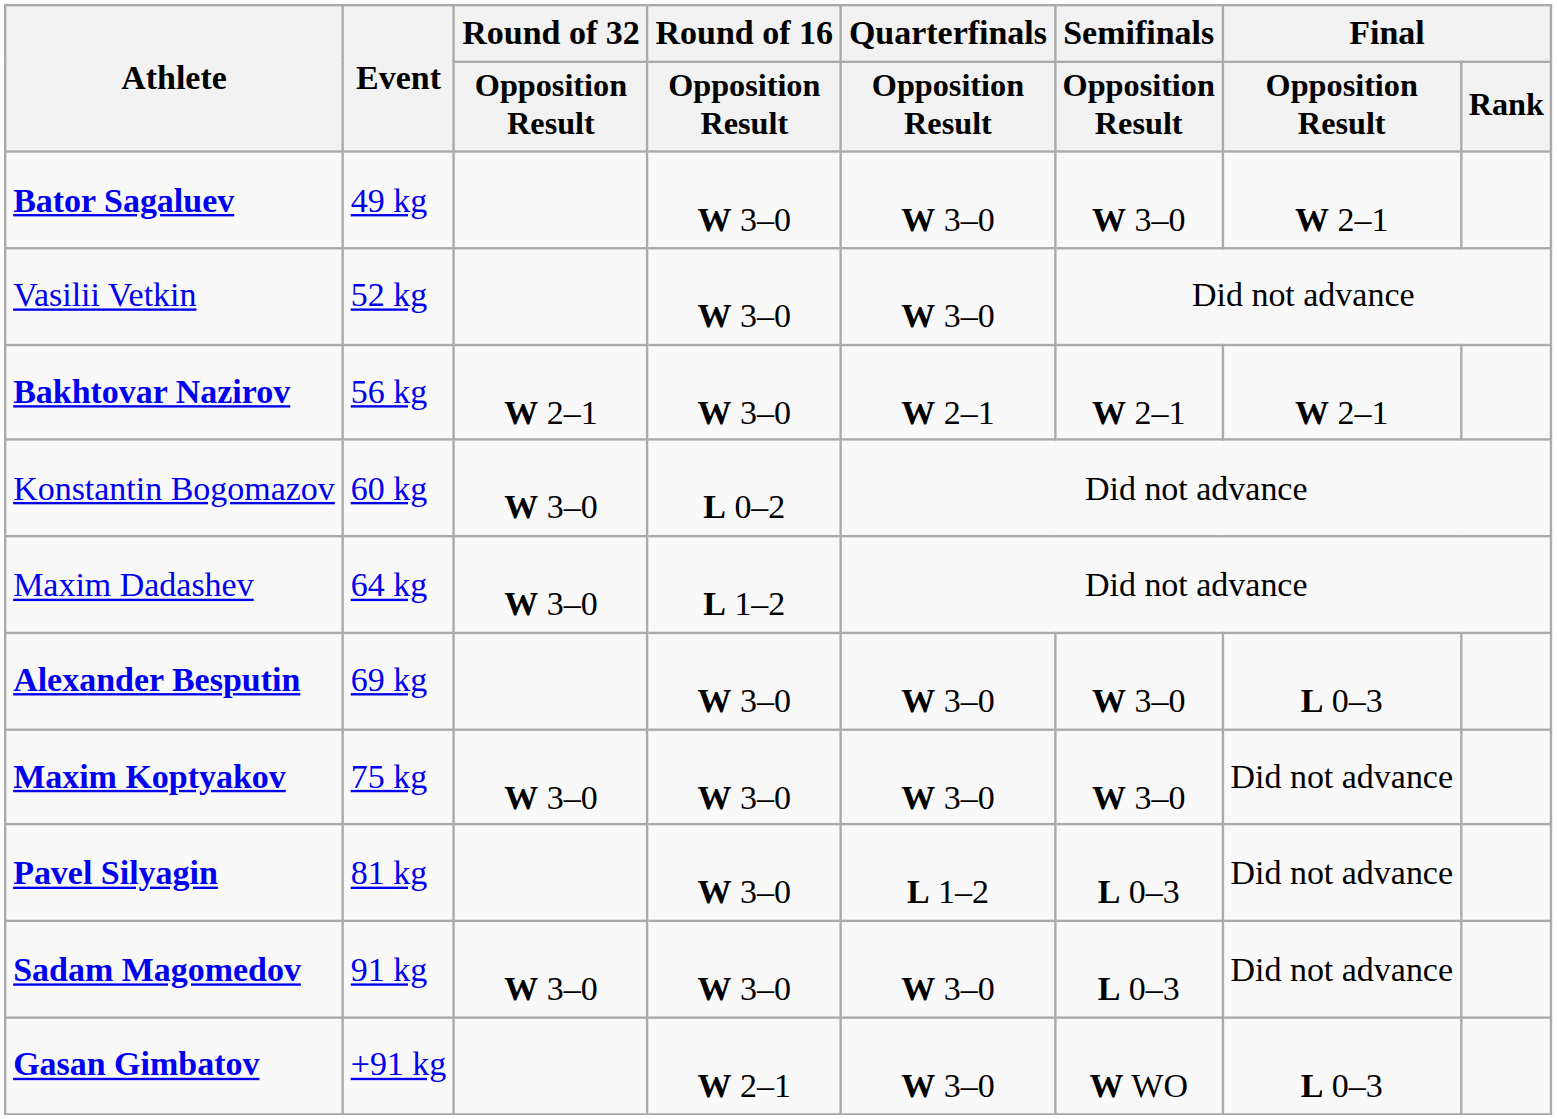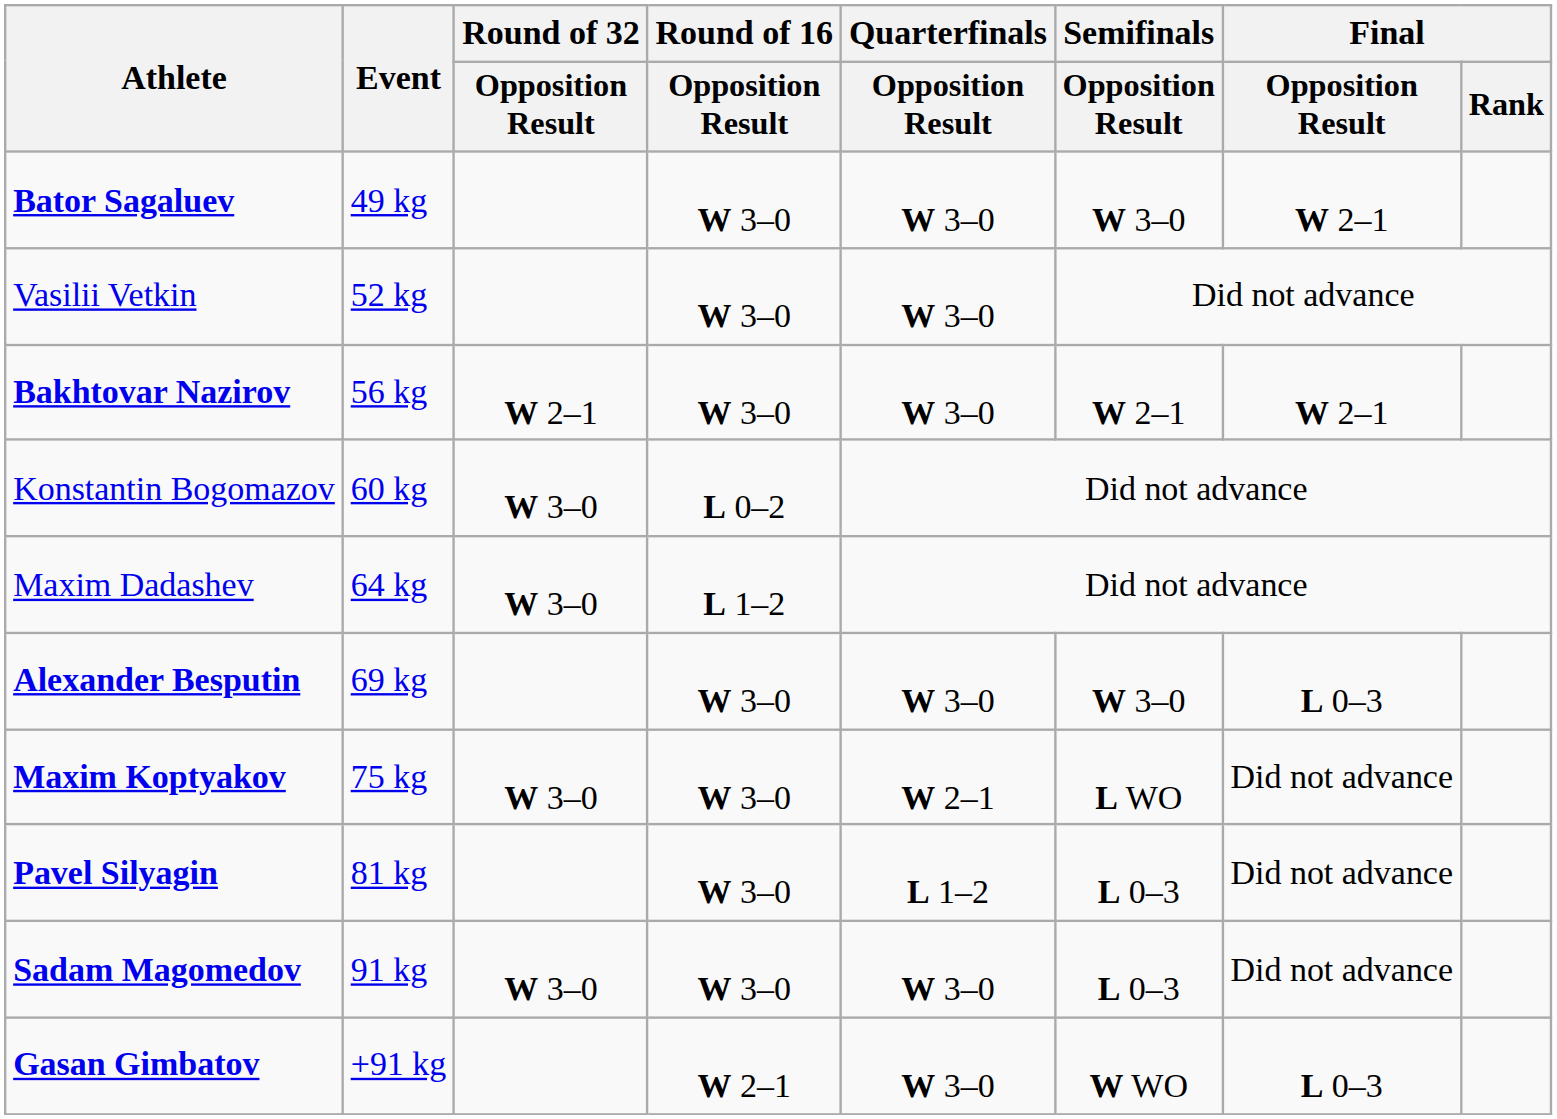(948, 412) W 2–1 -> (948, 412) W 3–0
(948, 796) W 3–0 -> (948, 796) W 2–1
(1139, 796) W 3–0 -> (1139, 796) L WO
